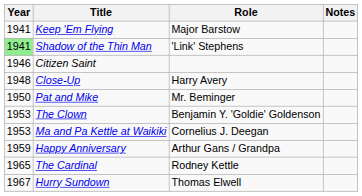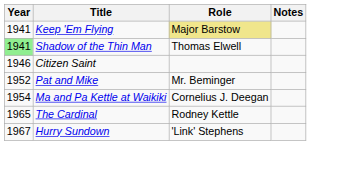(206, 30) no background -> (206, 30) khaki background
(207, 47) 'Link' Stephens -> (206, 47) Thomas Elwell
- row: (58, 81)
(19, 98) 1950 -> (19, 81) 1952
- row: (61, 115)
(19, 132) 1953 -> (19, 98) 1954
- row: (81, 149)
(206, 183) Thomas Elwell -> (207, 132) 'Link' Stephens
